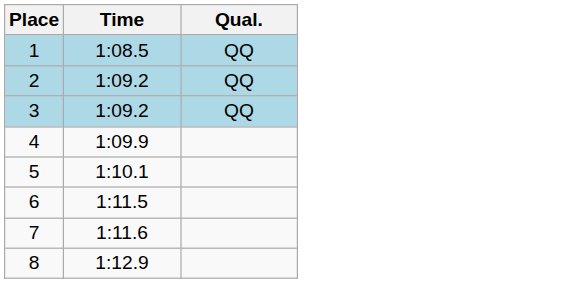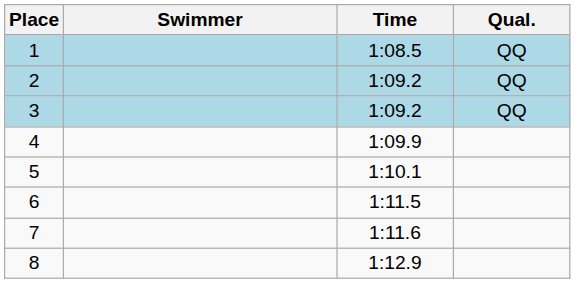+ column: (200, 19)
